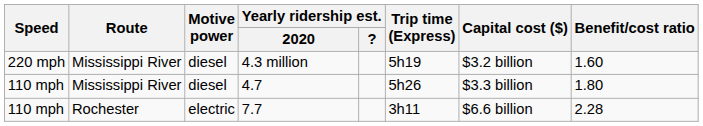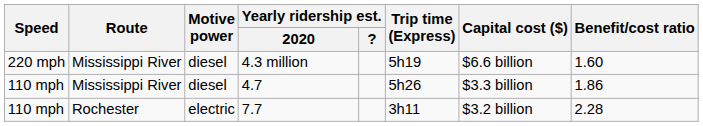(497, 62) $3.2 billion -> (497, 62) $6.6 billion
(589, 86) 1.80 -> (589, 86) 1.86
(497, 109) $6.6 billion -> (497, 109) $3.2 billion
